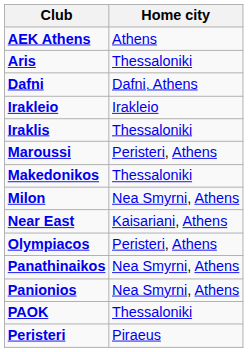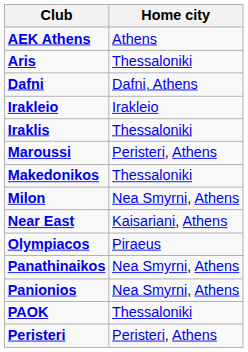(164, 244) Peristeri, Athens -> (136, 244) Piraeus
(136, 335) Piraeus -> (164, 335) Peristeri, Athens
